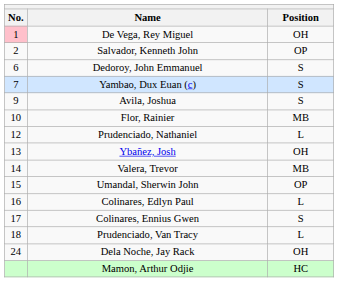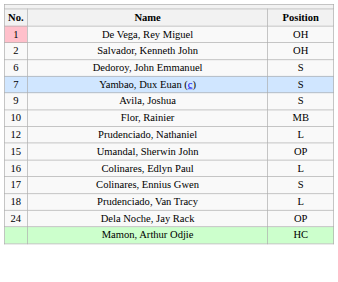(301, 51) OP -> (301, 51) OH
- row: (148, 151)
- row: (148, 168)
(301, 252) OH -> (301, 218) OP
